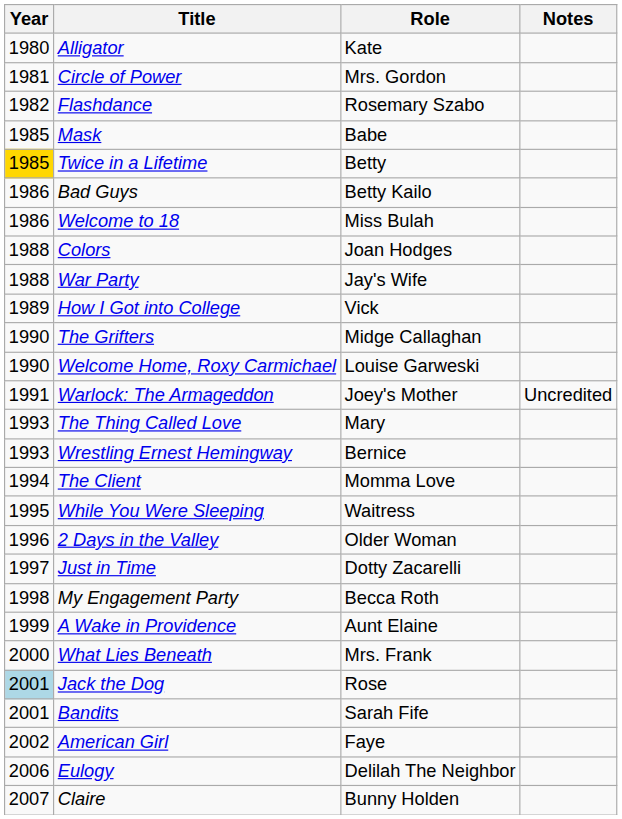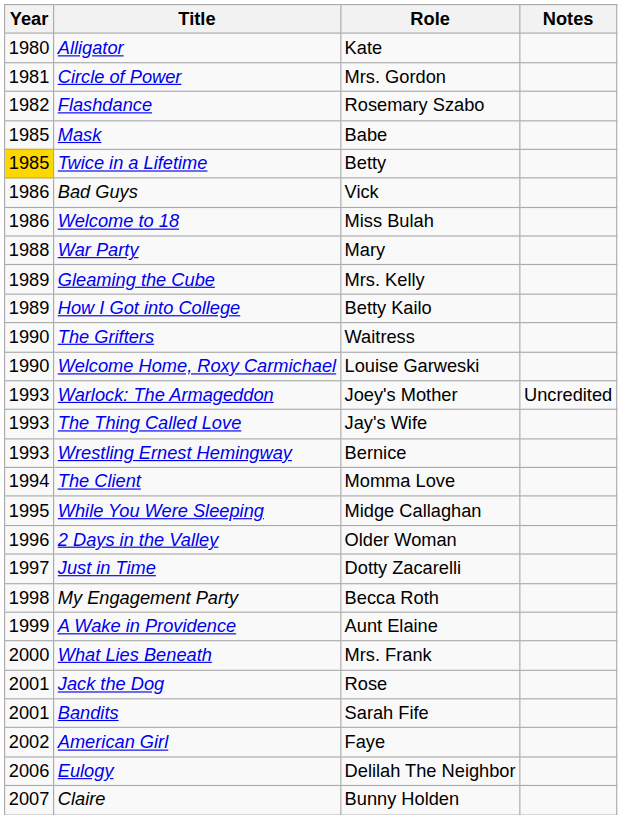(388, 192) Betty Kailo -> (362, 192) Vick
- row: (84, 250)
(386, 279) Jay's Wife -> (365, 250) Mary
+ row: (136, 279)
(362, 308) Vick -> (388, 308) Betty Kailo
(413, 337) Midge Callaghan -> (380, 337) Waitress
(29, 395) 1991 -> (29, 395) 1993
(365, 423) Mary -> (386, 423) Jay's Wife
(380, 510) Waitress -> (413, 510) Midge Callaghan
(29, 684) lightblue background -> (29, 684) no background
